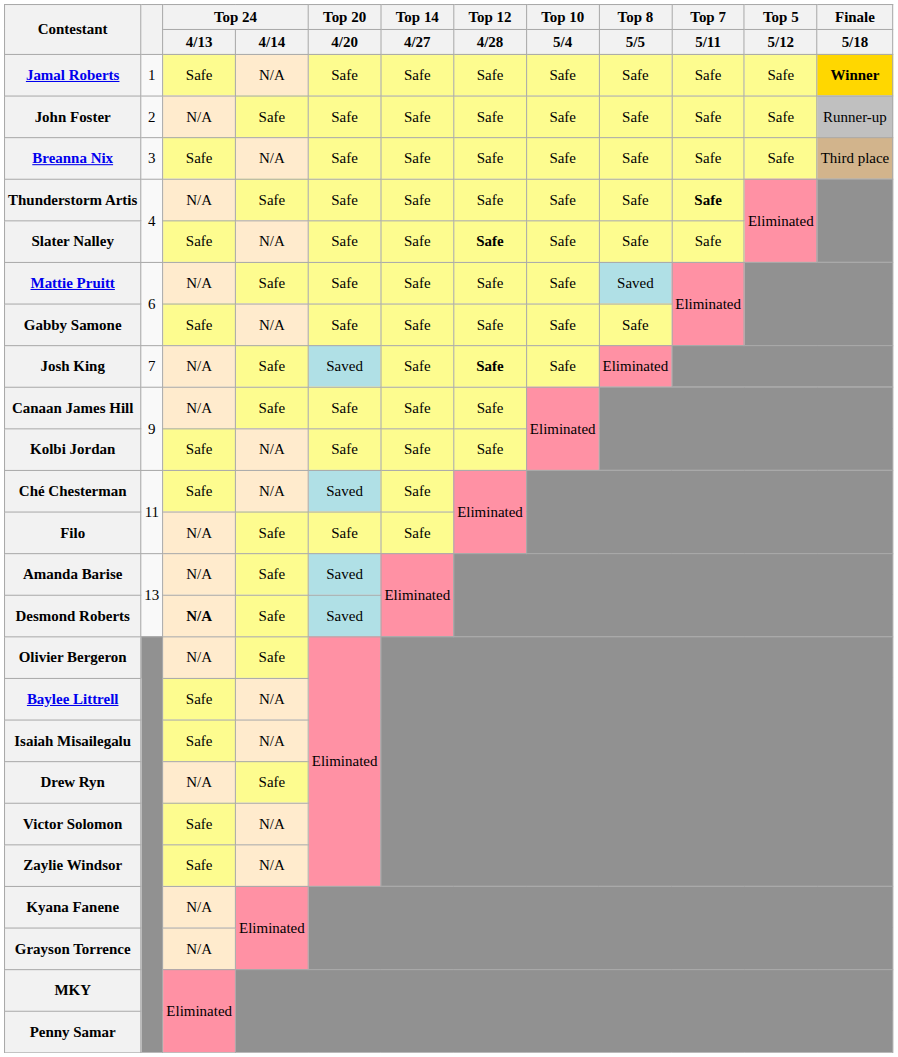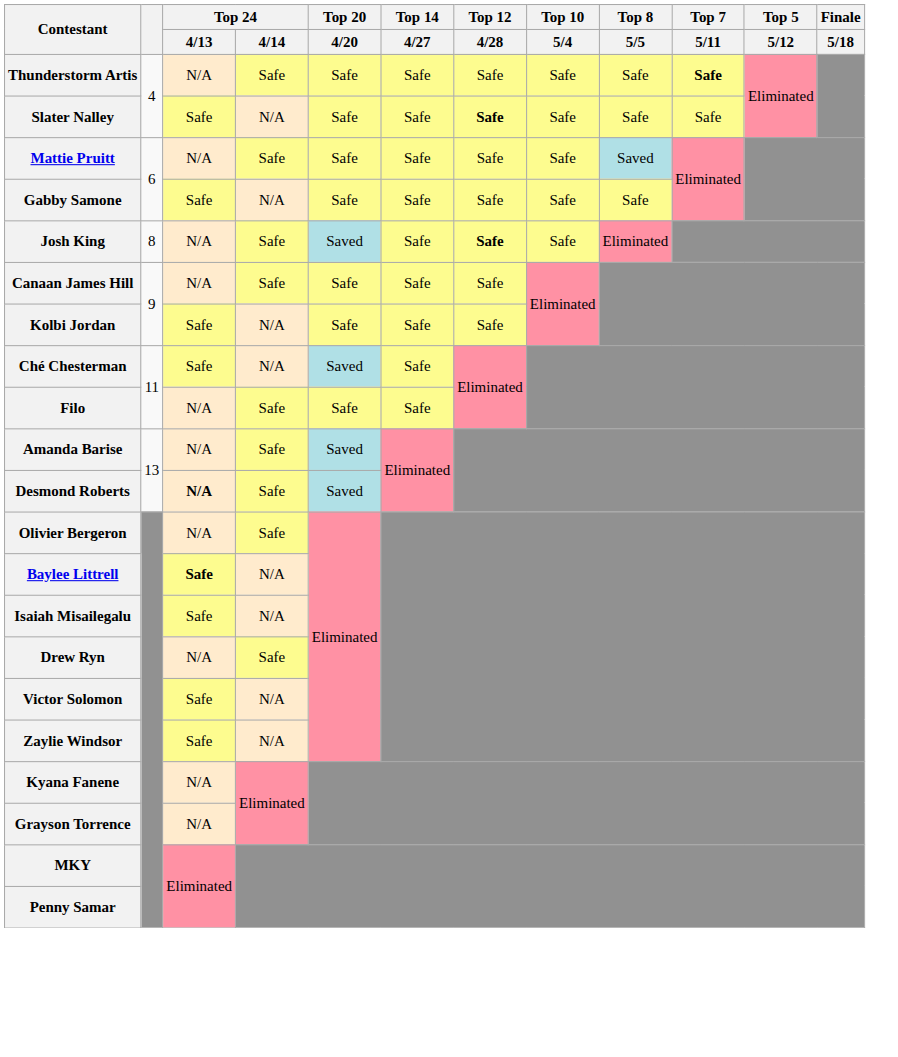- row: (73, 75)
- row: (73, 116)
- row: (73, 158)
(152, 366) 7 -> (152, 241) 8
(199, 699) normal -> (199, 574) bold
